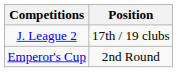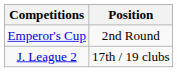rows swapped: (47, 35) <-> (47, 56)
